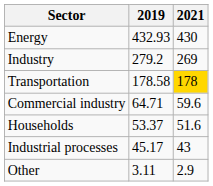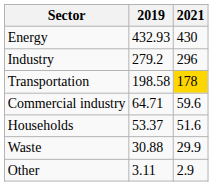(187, 59) 269 -> (187, 59) 296
(151, 81) 178.58 -> (151, 81) 198.58
- row: (63, 147)
+ row: (24, 147)
